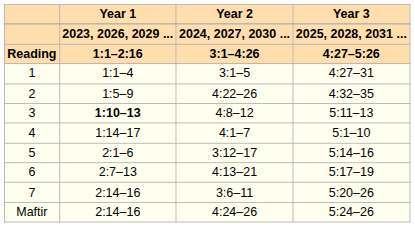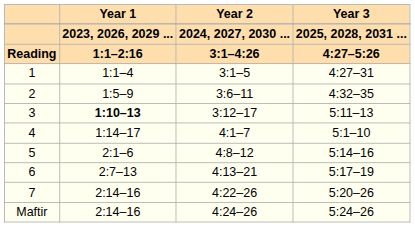(235, 93) 4:22–26 -> (235, 93) 3:6–11
(235, 113) 4:8–12 -> (235, 113) 3:12–17
(235, 152) 3:12–17 -> (235, 152) 4:8–12
(235, 192) 3:6–11 -> (235, 192) 4:22–26
